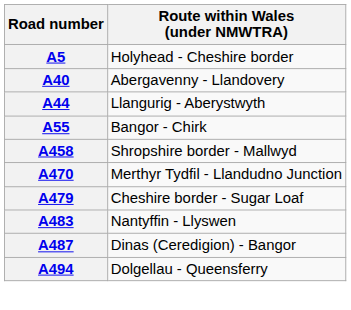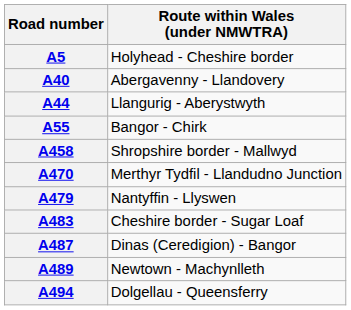(207, 198) Cheshire border - Sugar Loaf -> (173, 198) Nantyffin - Llyswen
(173, 221) Nantyffin - Llyswen -> (207, 221) Cheshire border - Sugar Loaf
+ row: (56, 269)
